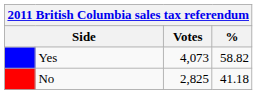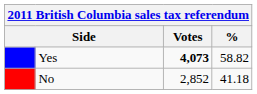(194, 57) normal -> (194, 57) bold
(194, 79) 2,825 -> (194, 79) 2,852
